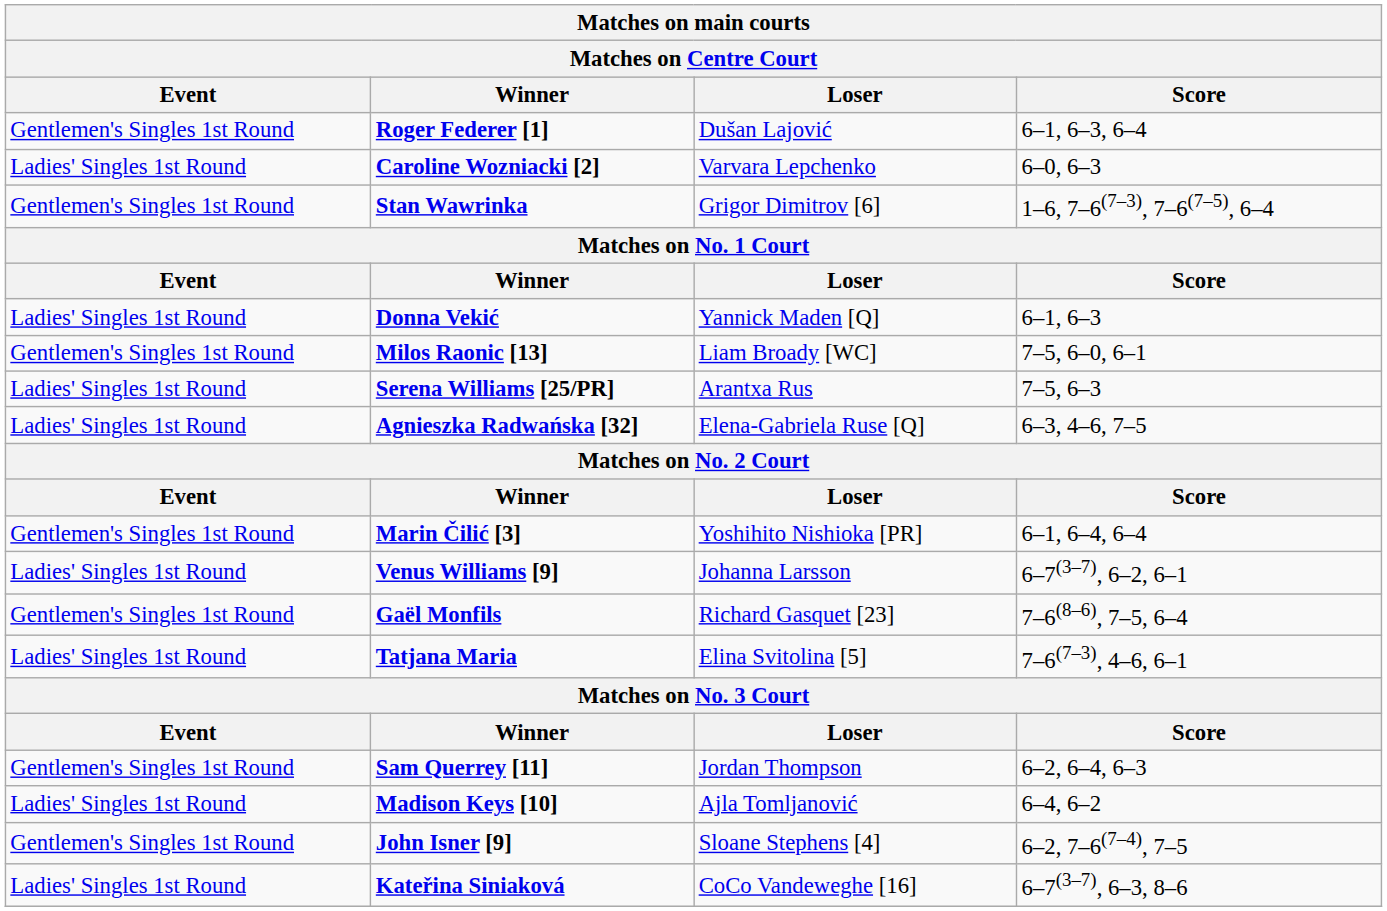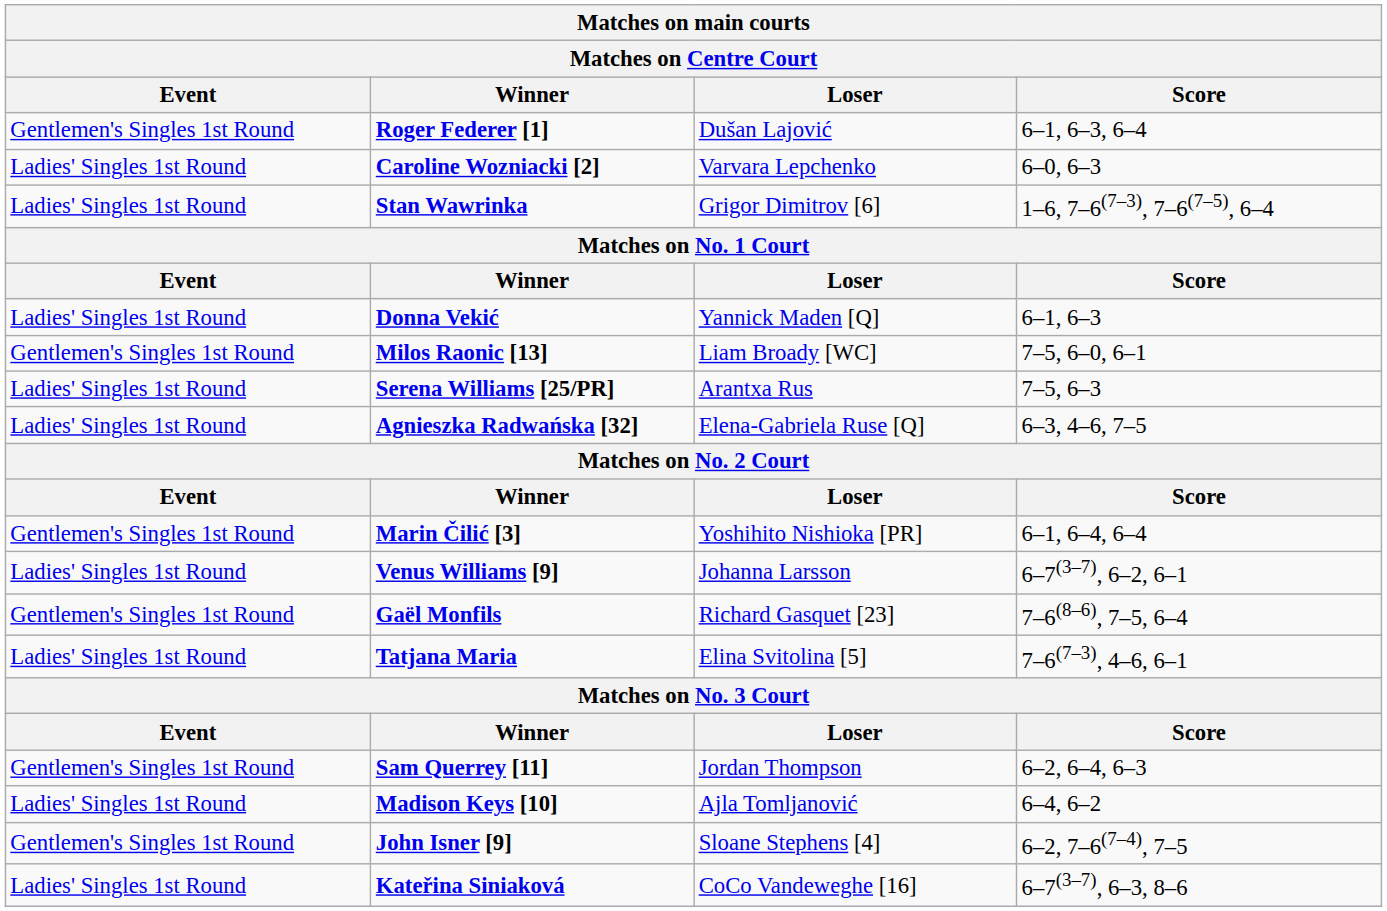(152, 205) Gentlemen's Singles 1st Round -> (128, 205) Ladies' Singles 1st Round
